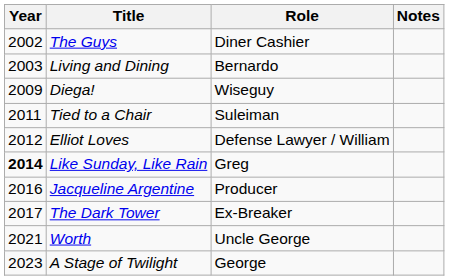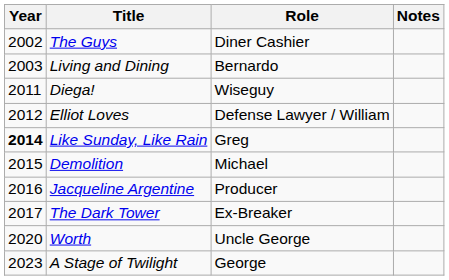(25, 90) 2009 -> (25, 90) 2011
- row: (101, 115)
+ row: (86, 164)
(25, 238) 2021 -> (25, 238) 2020
